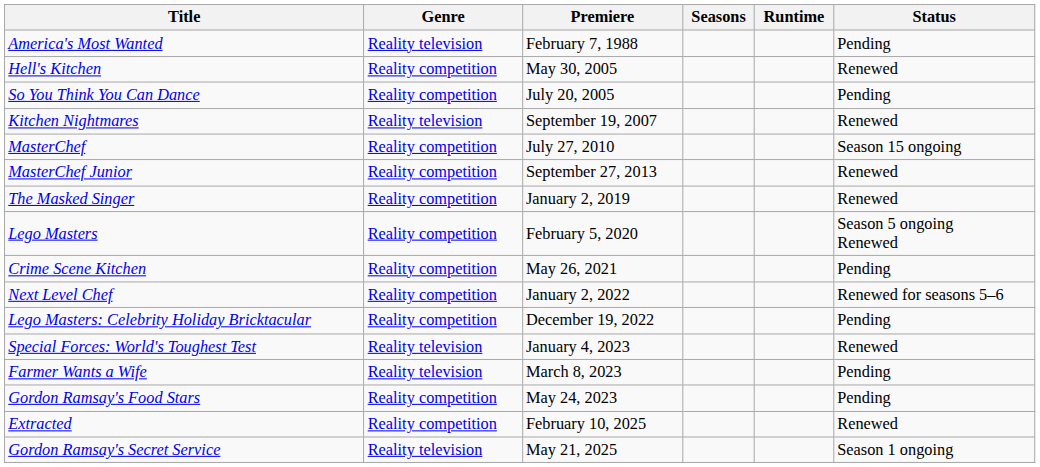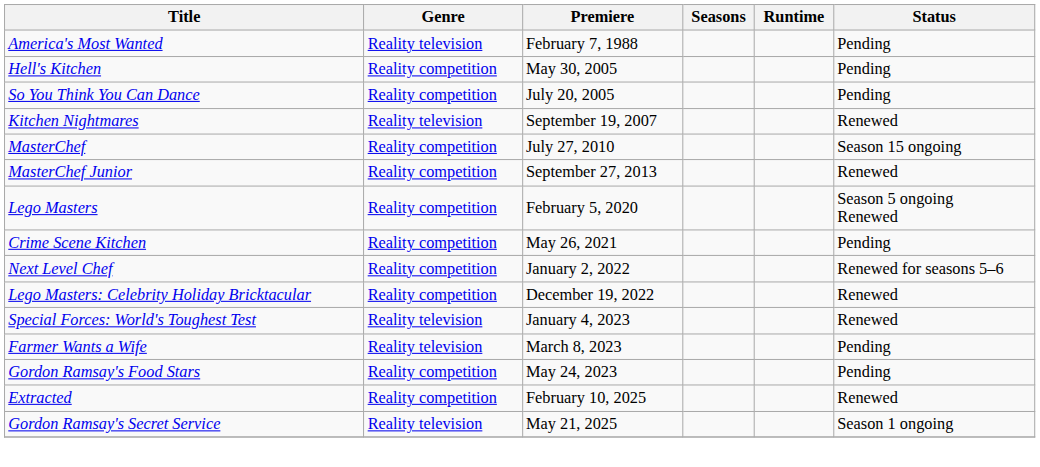(868, 69) Renewed -> (864, 69) Pending
- row: (71, 198)
(864, 320) Pending -> (868, 294) Renewed
